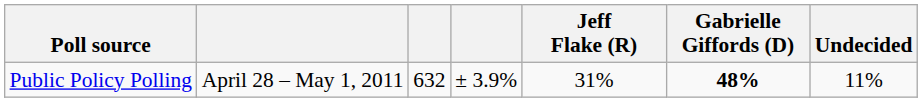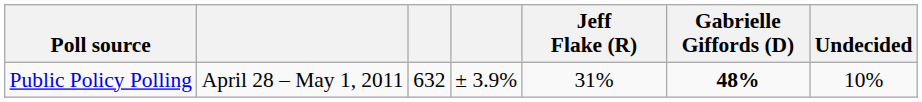(864, 79) 11% -> (864, 79) 10%
